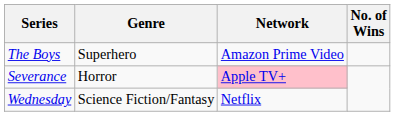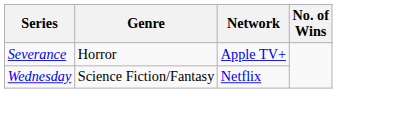- row: (34, 54)
(253, 76) pink background -> (253, 54) no background
